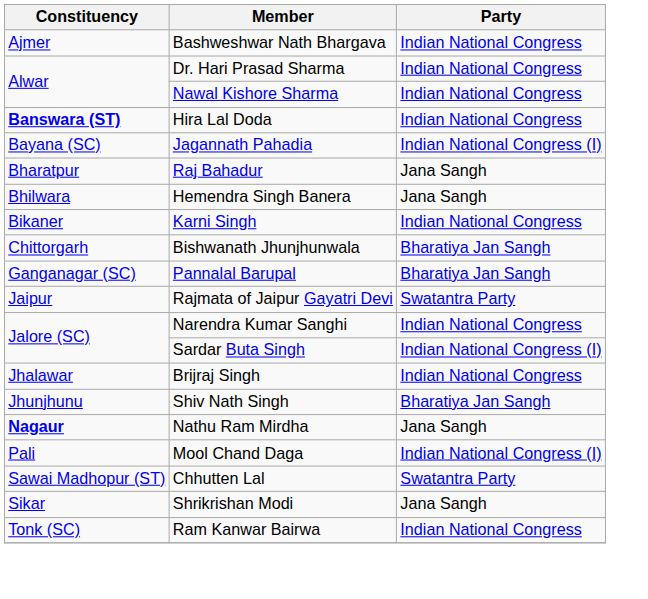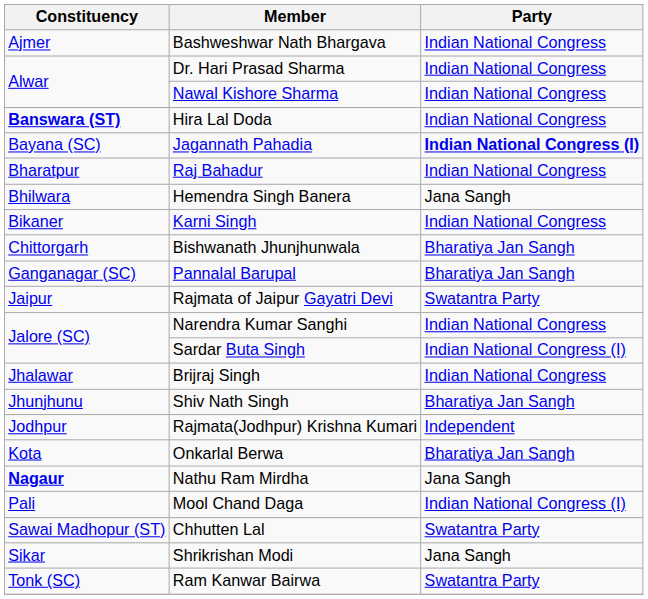(501, 145) normal -> (532, 145) bold
(443, 171) Jana Sangh -> (515, 171) Indian National Congress
+ row: (295, 427)
+ row: (228, 453)
(491, 529) Indian National Congress -> (482, 581) Swatantra Party
